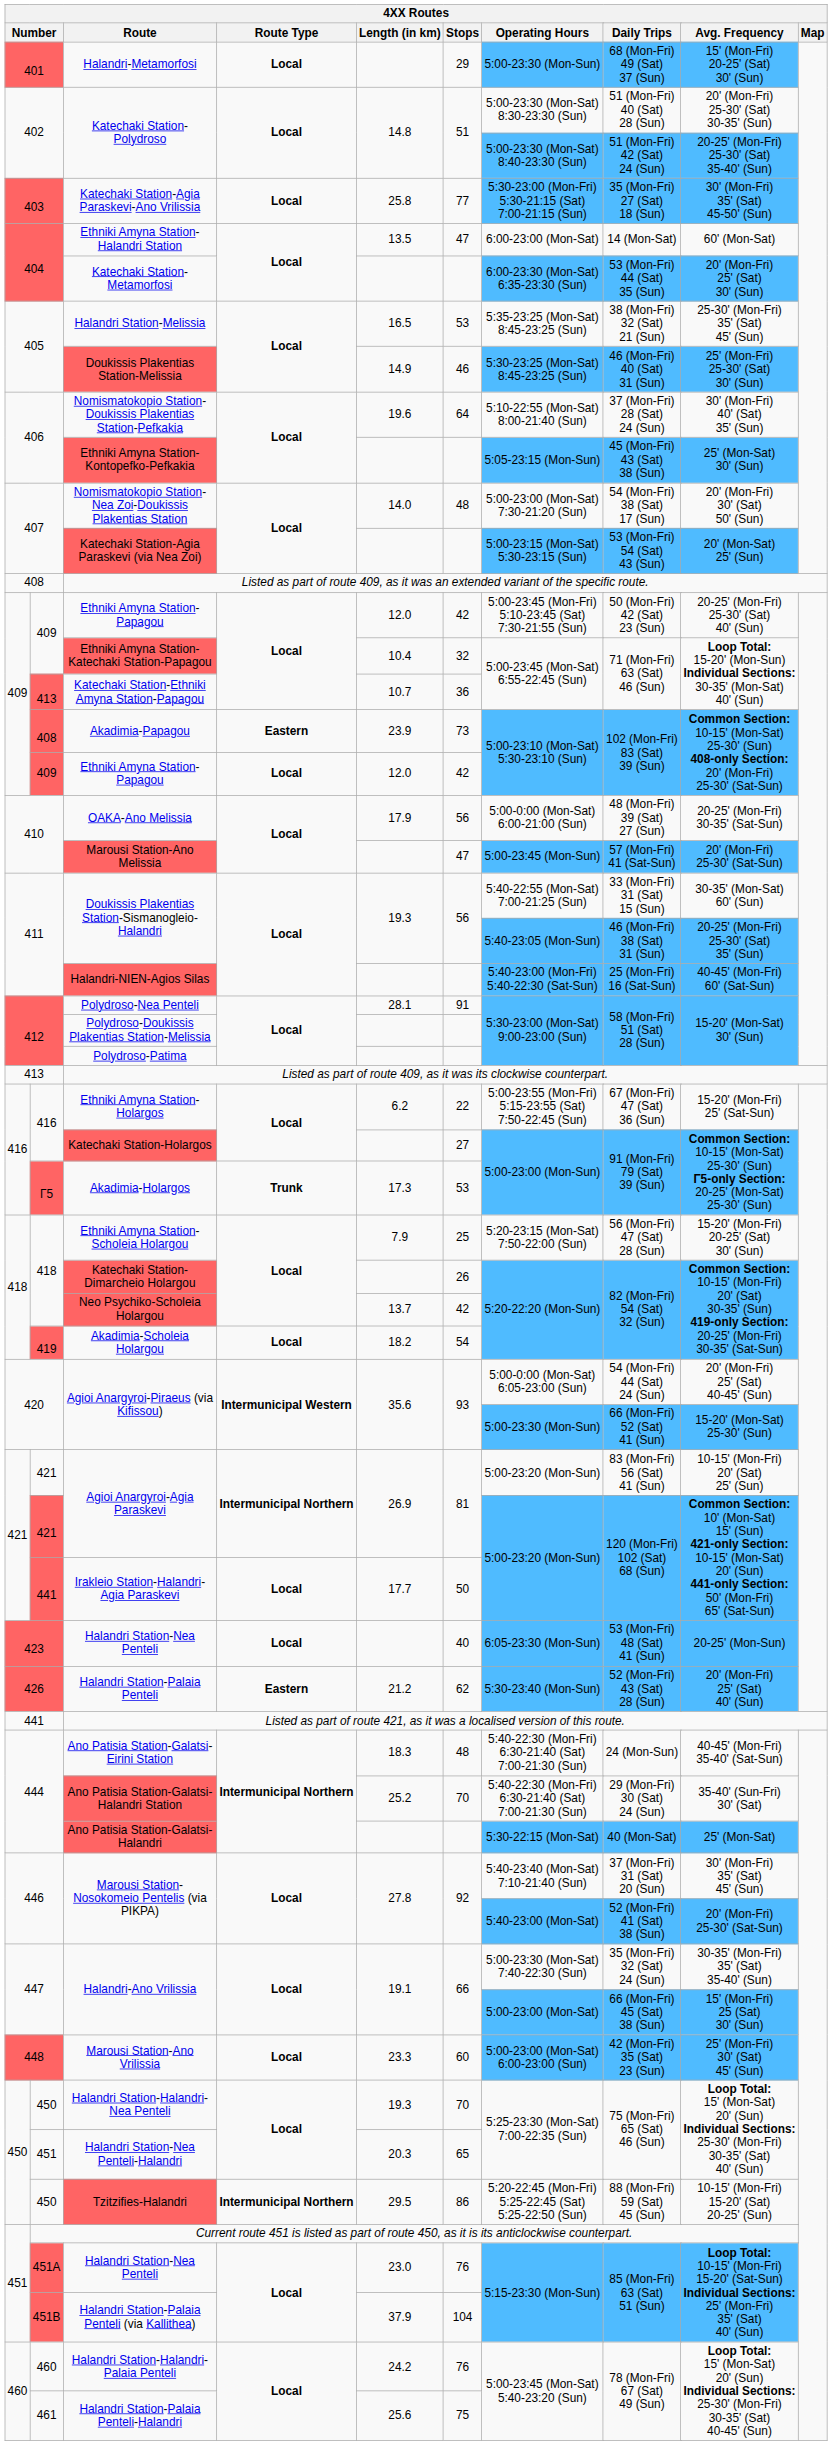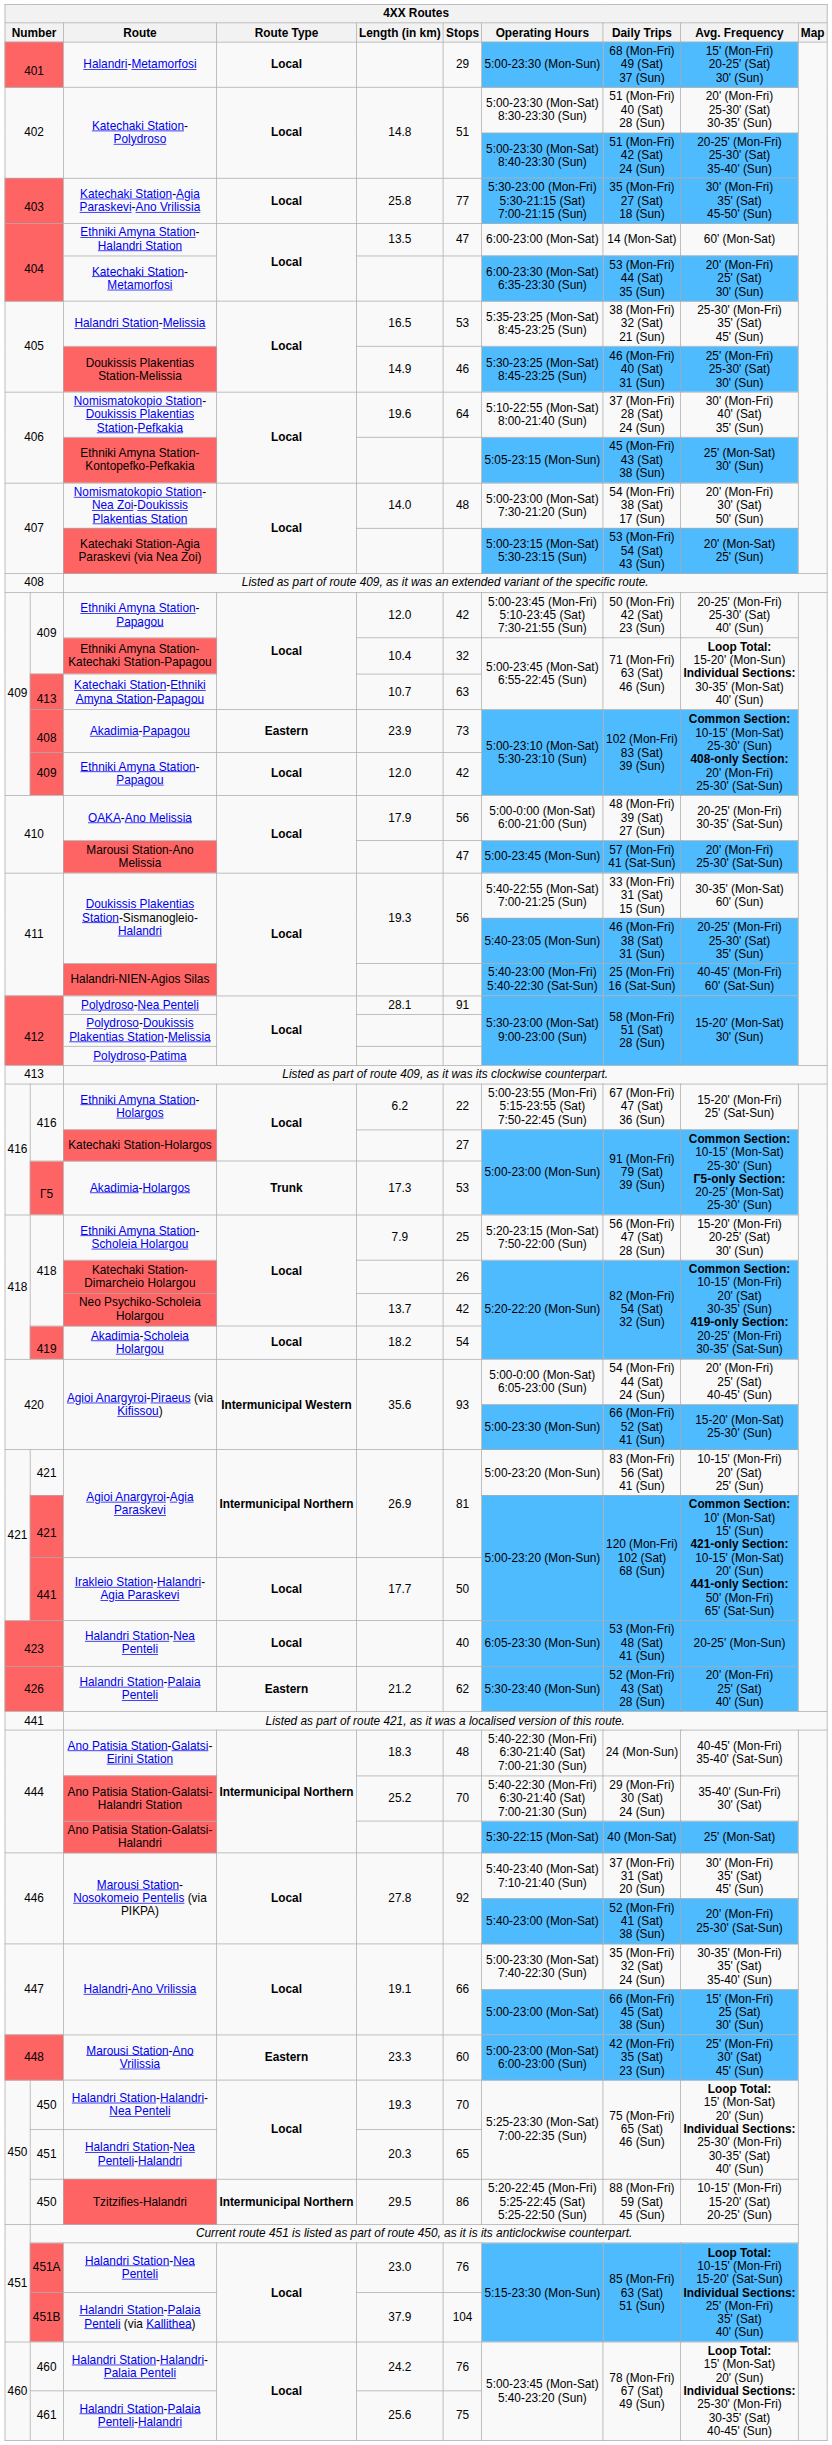(463, 691) 36 -> (463, 691) 63
(286, 2057) Local -> (286, 2057) Eastern
